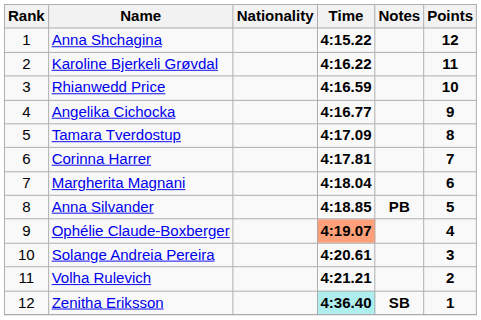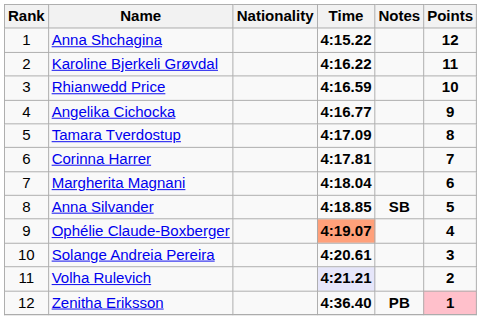(399, 207) PB -> (399, 207) SB
(346, 278) no background -> (346, 278) lavender background
(346, 302) paleturquoise background -> (346, 302) no background
(399, 302) SB -> (399, 302) PB
(450, 302) no background -> (450, 302) pink background
